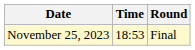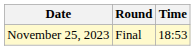columns swapped: (130, 14) <-> (169, 14)
